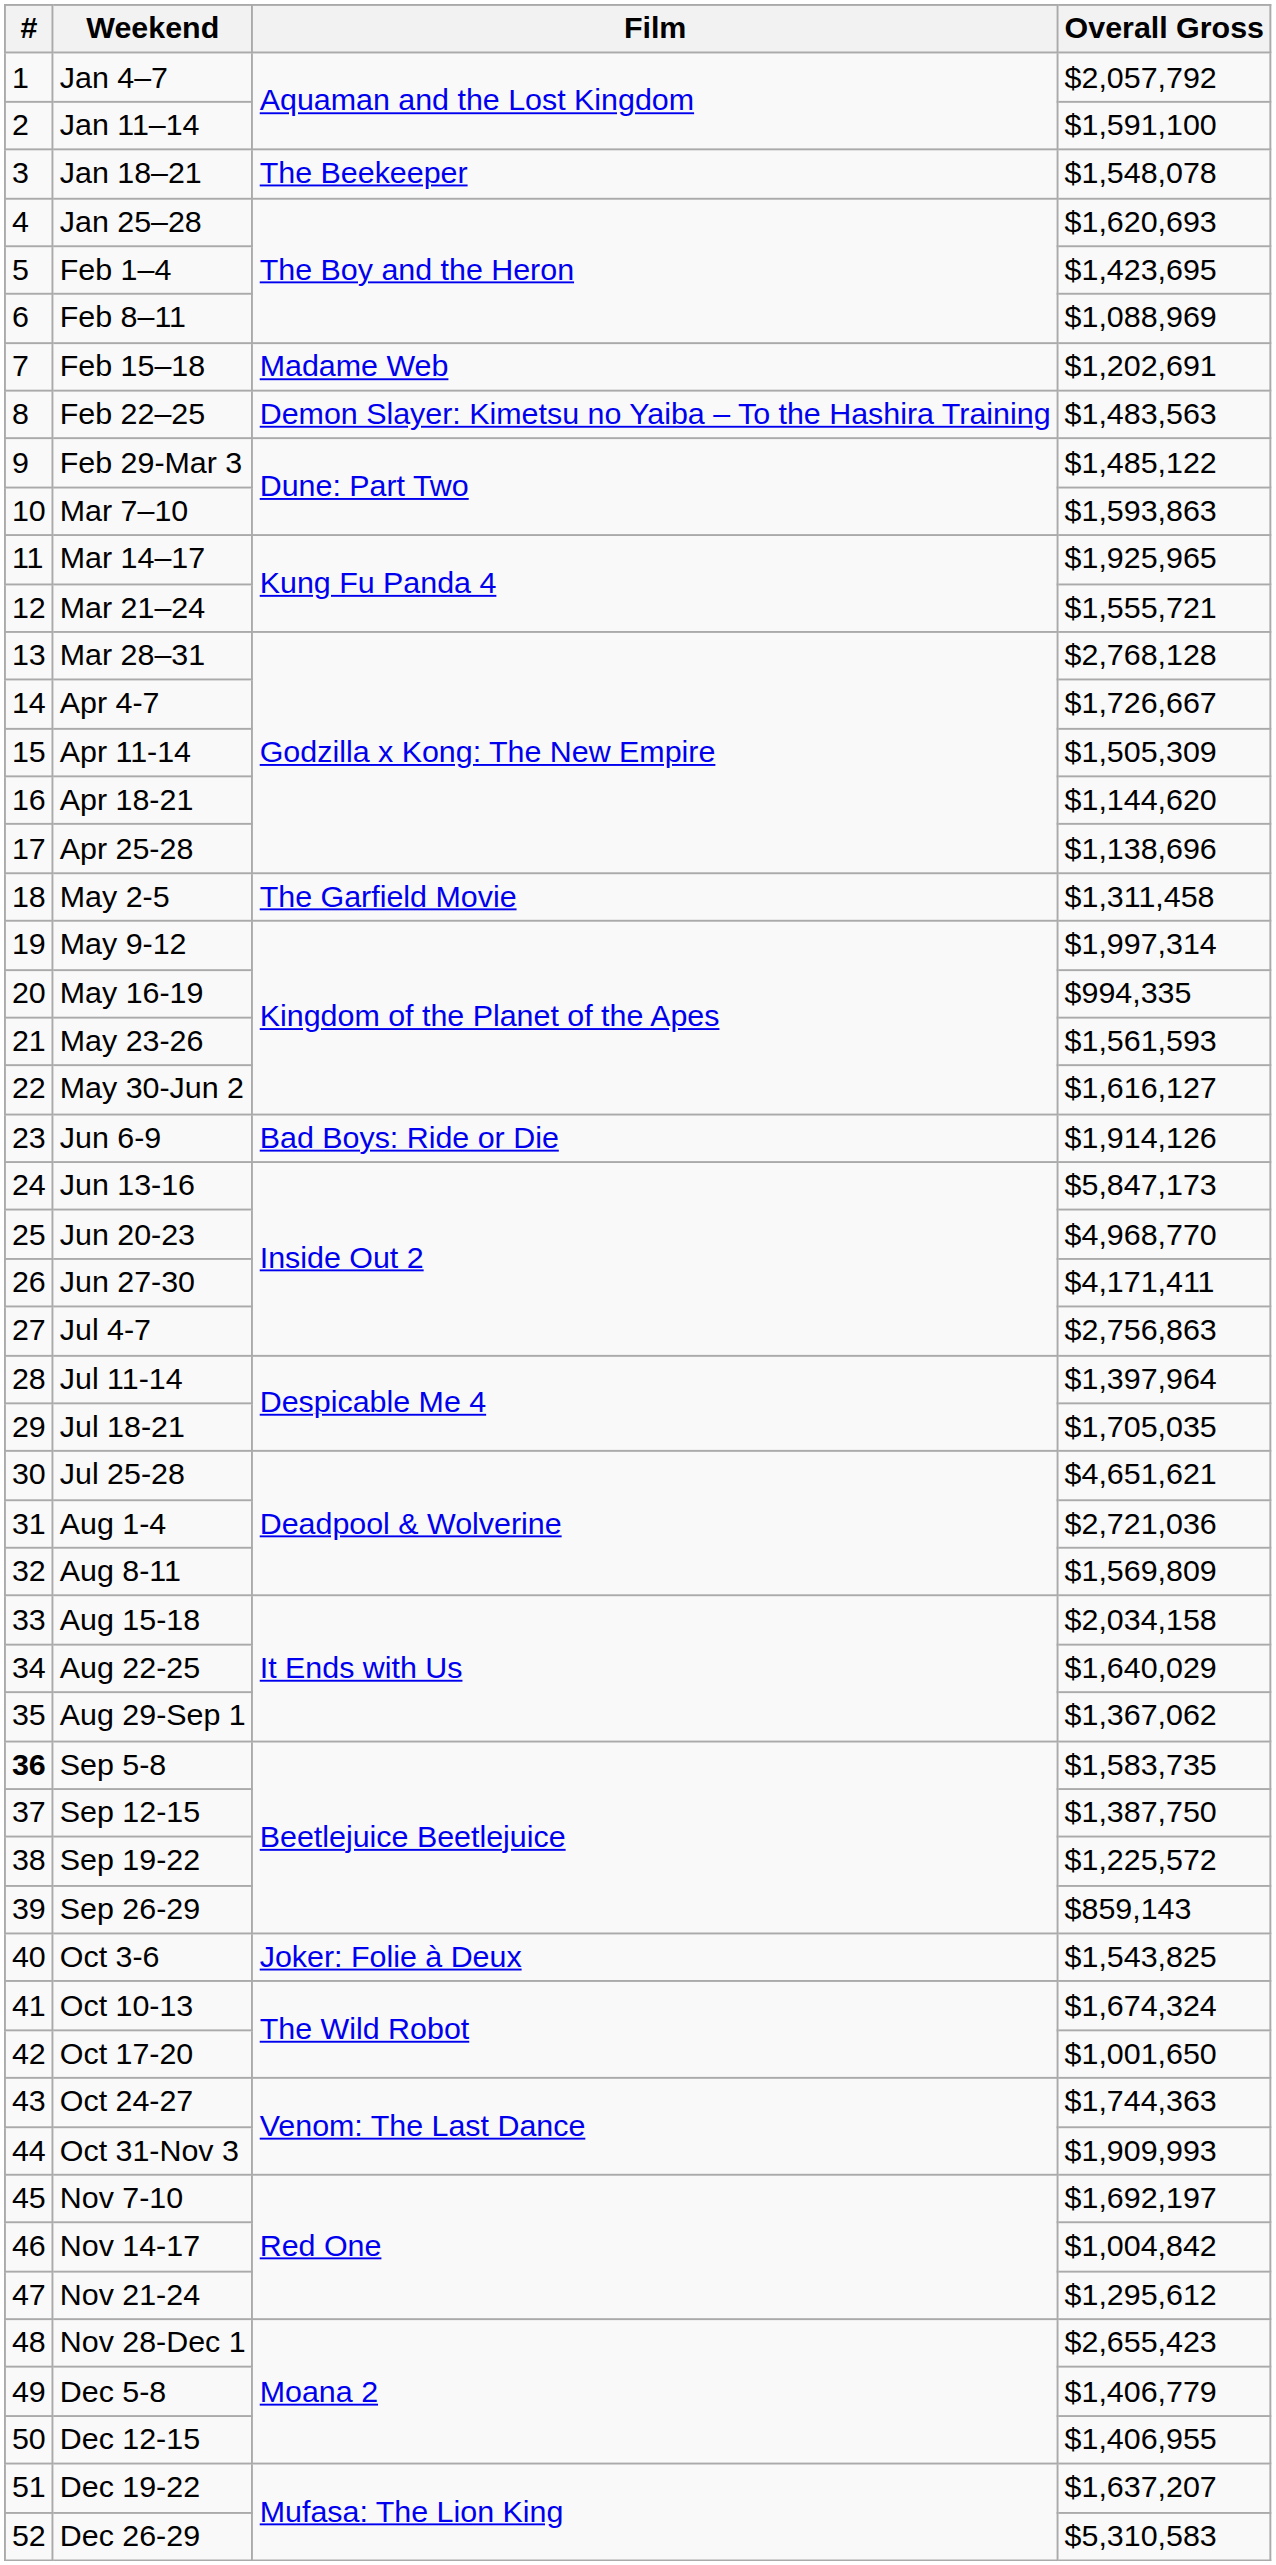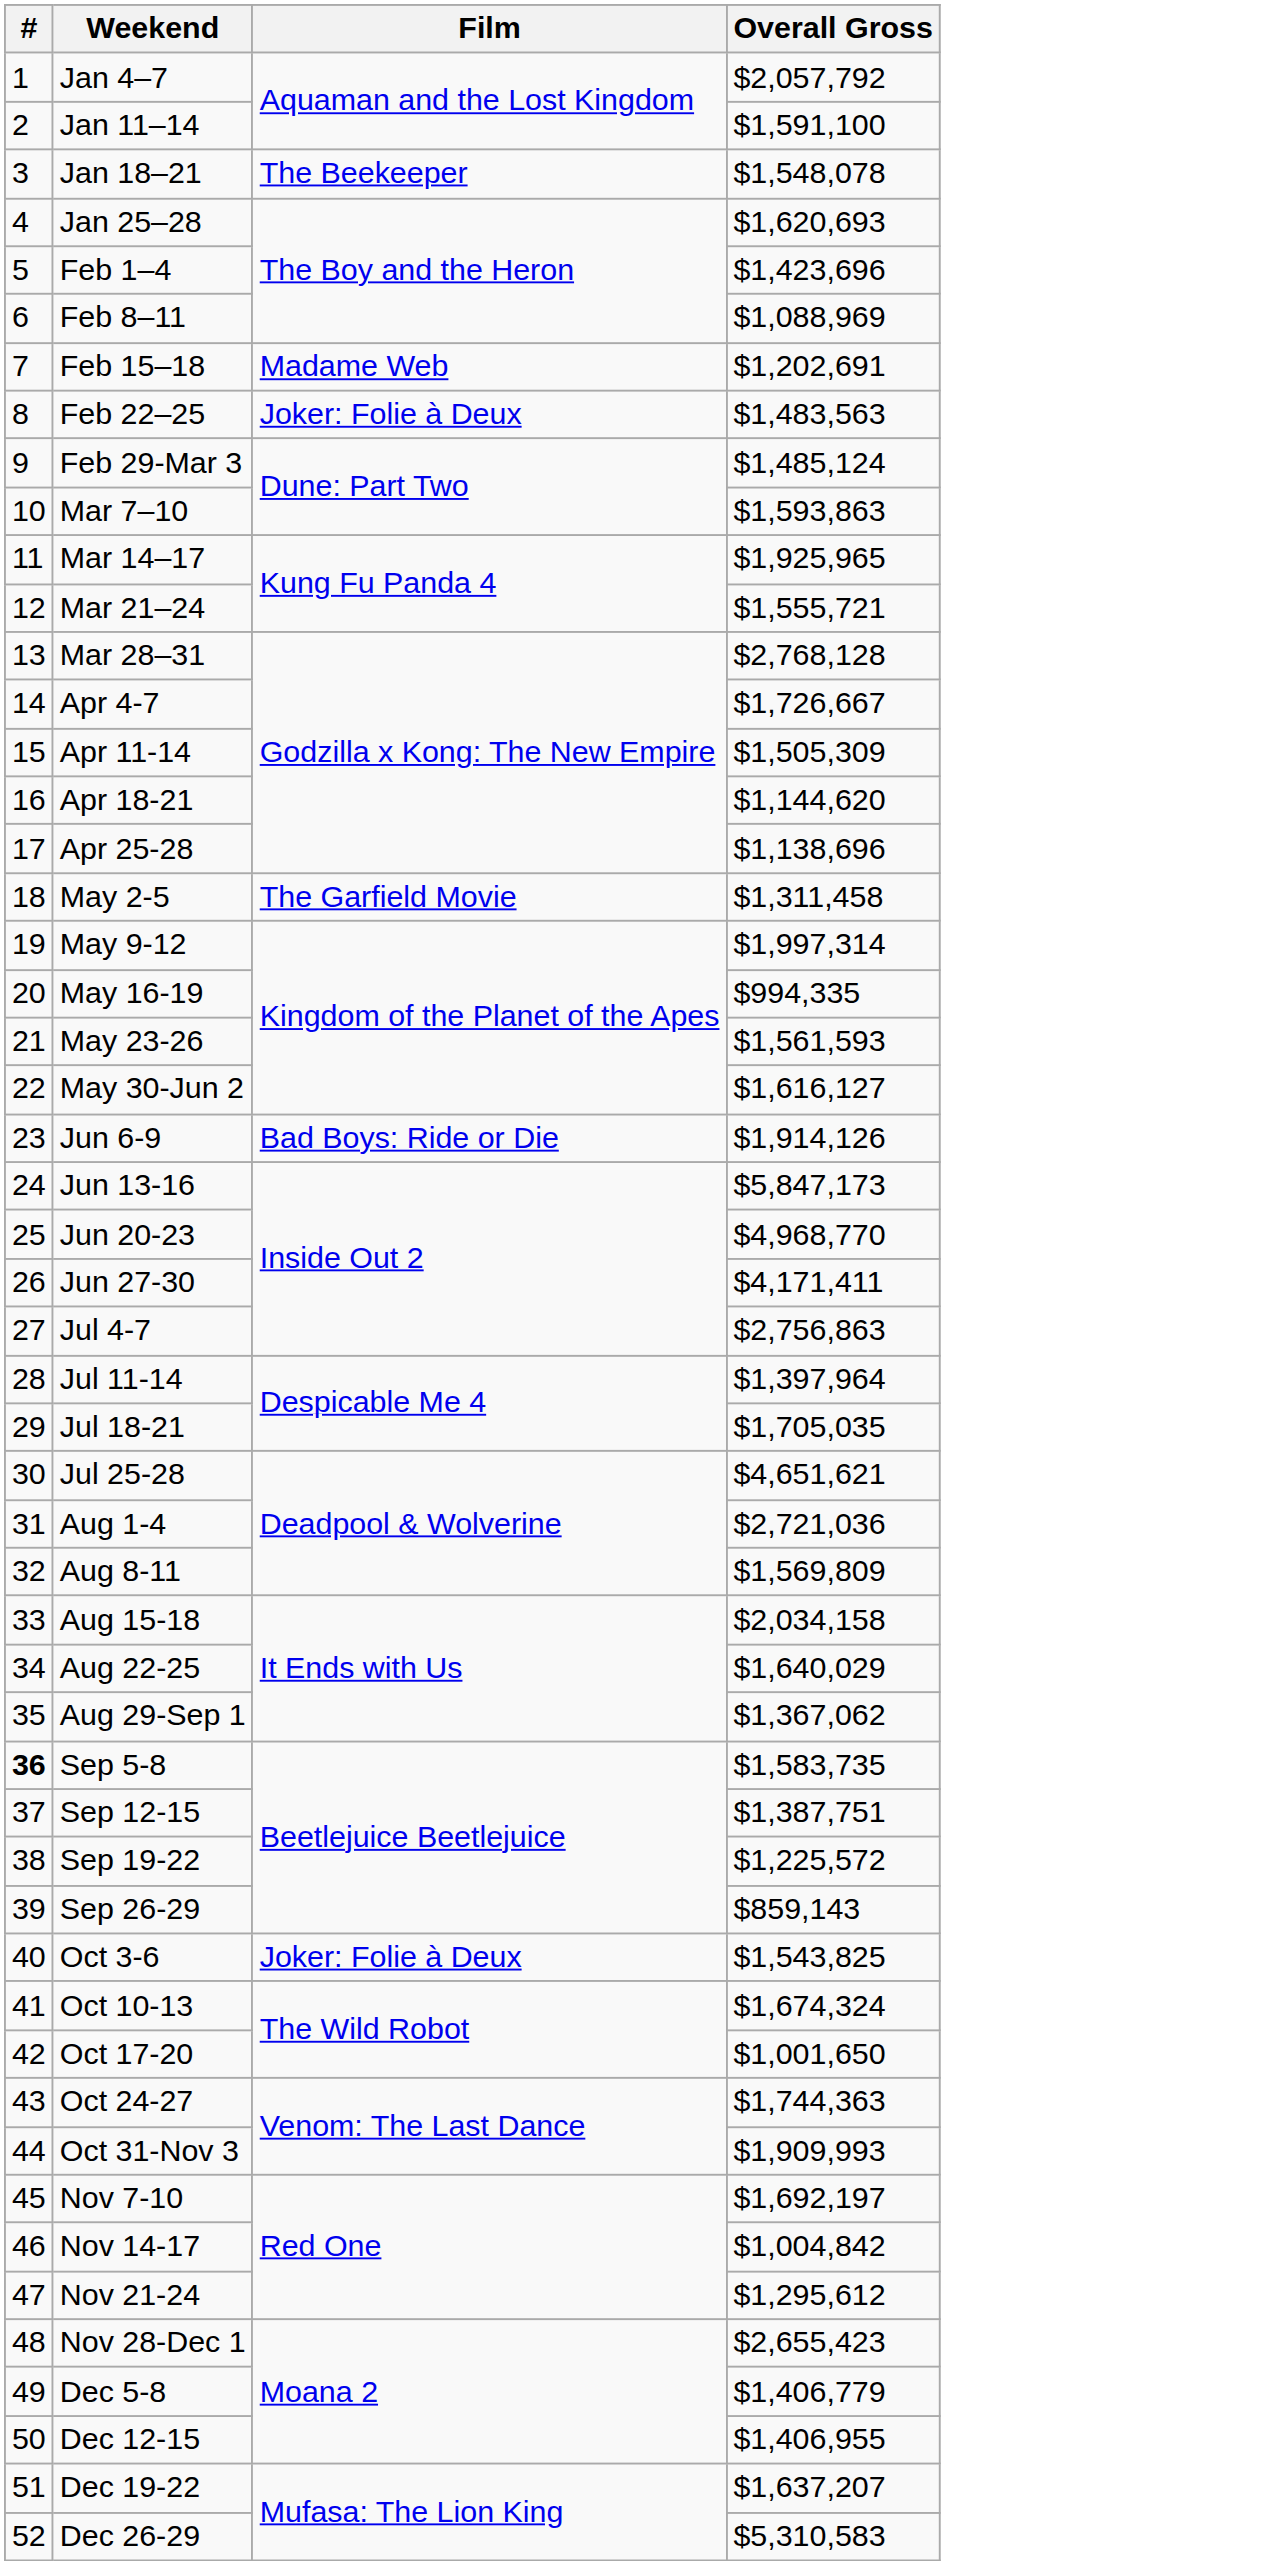(1141, 269) $1,423,695 -> (810, 269) $1,423,696
(655, 414) Demon Slayer: Kimetsu no Yaiba – To the Hashira Training -> (391, 414) Joker: Folie à Deux
(1141, 462) $1,485,122 -> (810, 462) $1,485,124
(1141, 1812) $1,387,750 -> (810, 1812) $1,387,751
